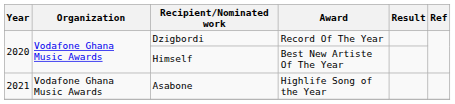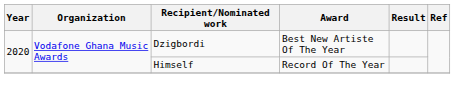(332, 39) Record Of The Year -> (328, 44) Best New Artiste Of The Year
(326, 59) Best New Artiste Of The Year -> (333, 65) Record Of The Year
- row: (172, 86)
